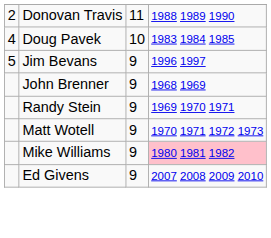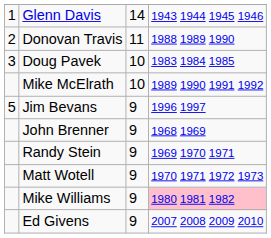+ row: (62, 15)
(12, 38) 4 -> (12, 61) 3
+ row: (68, 84)
